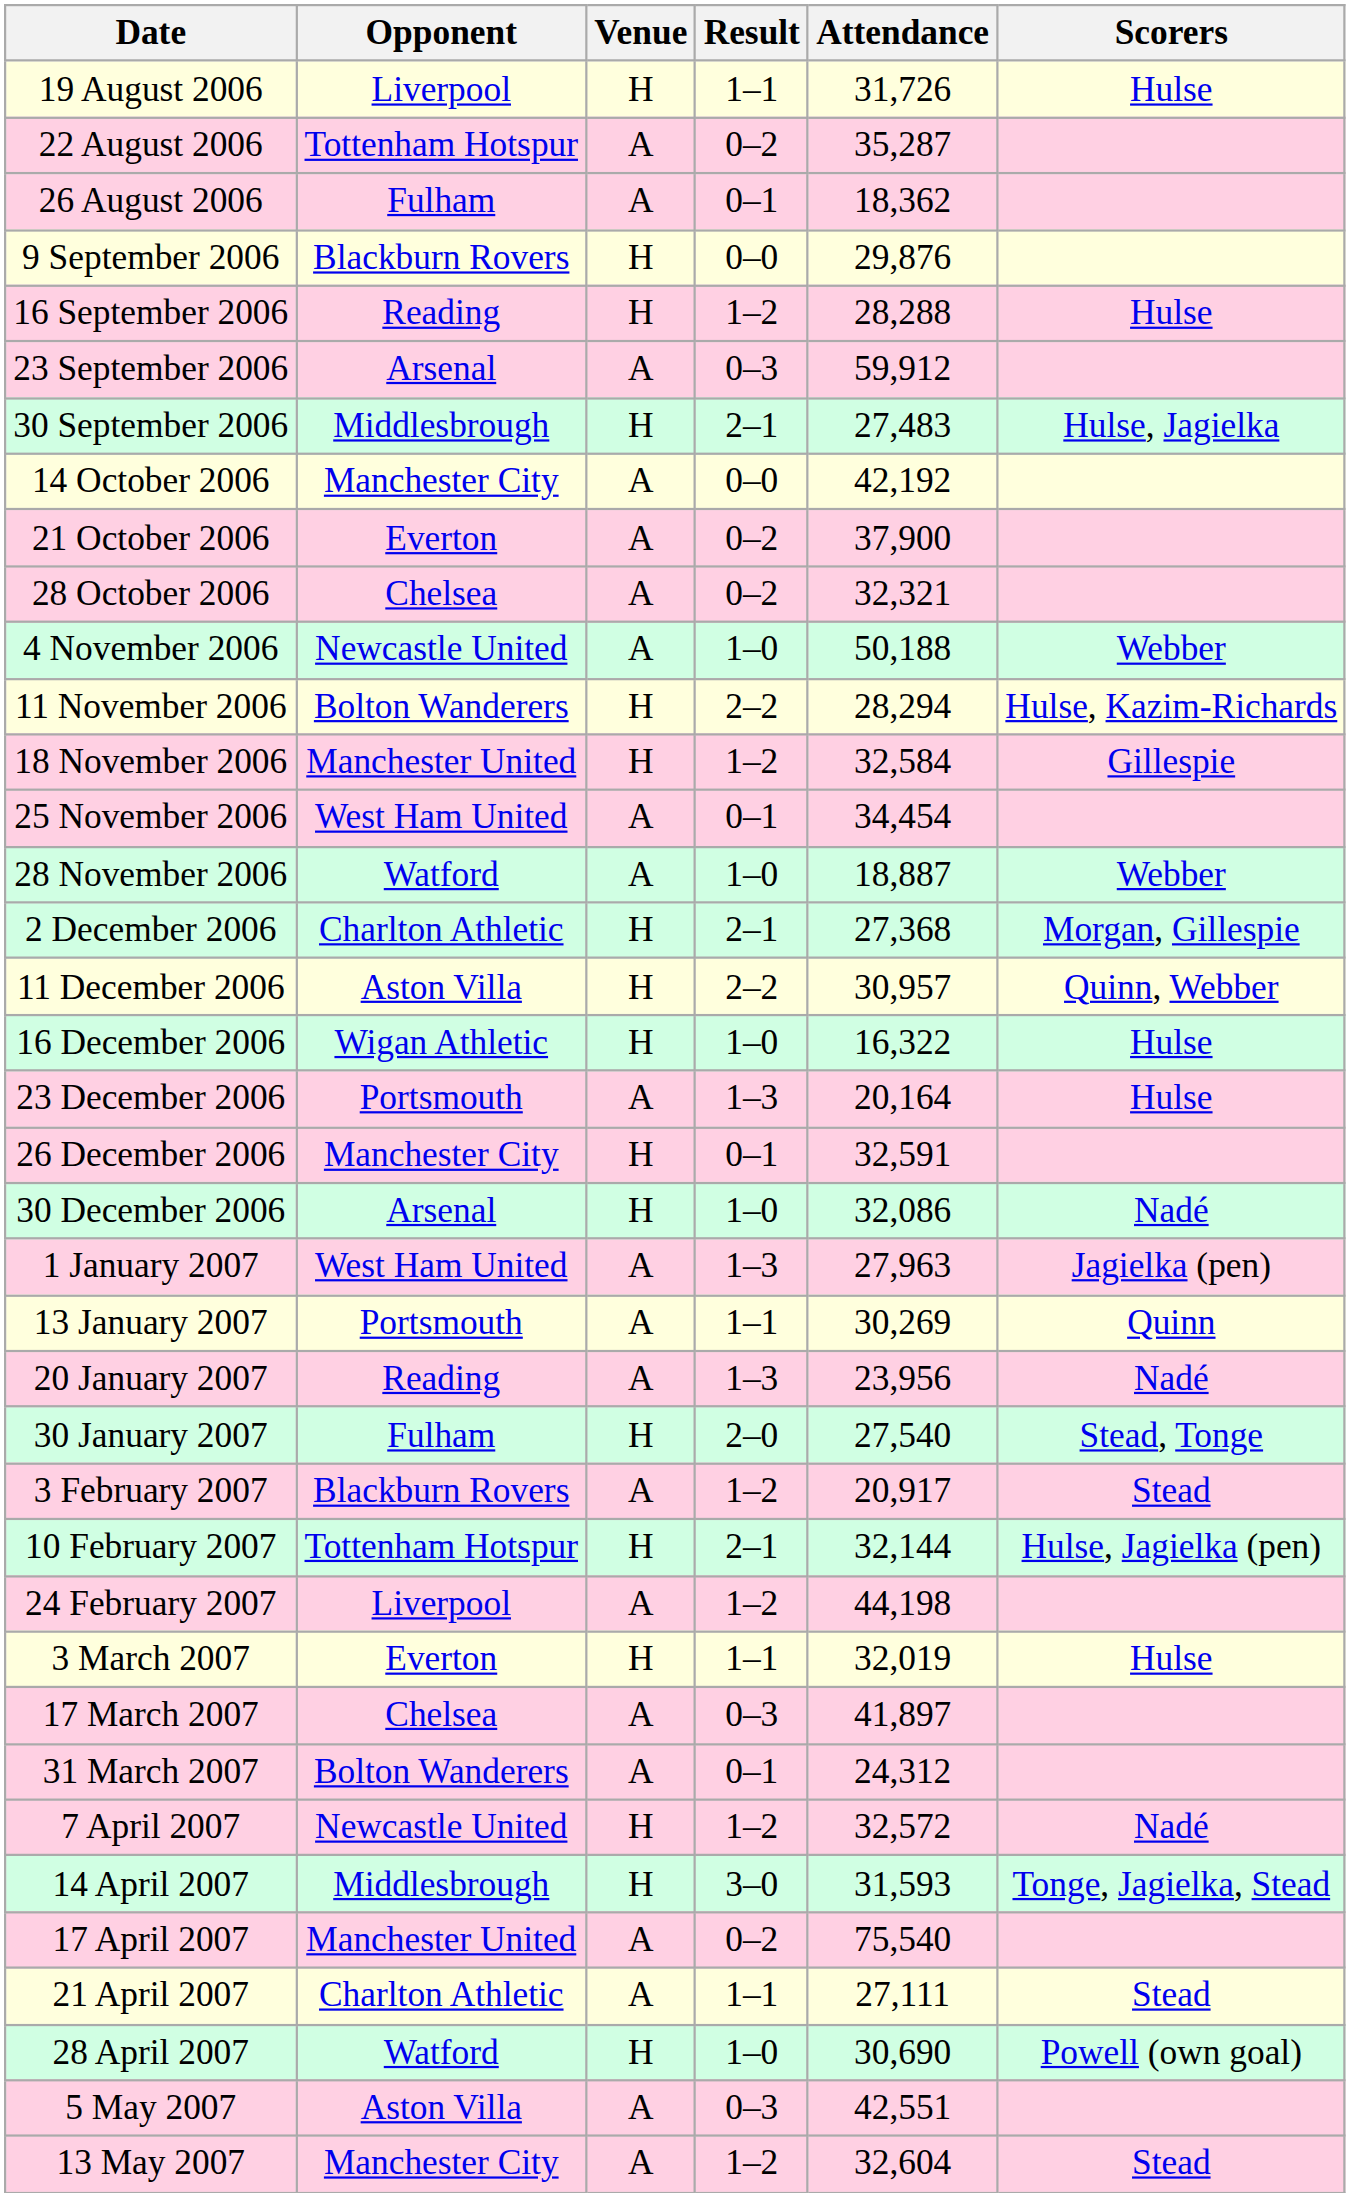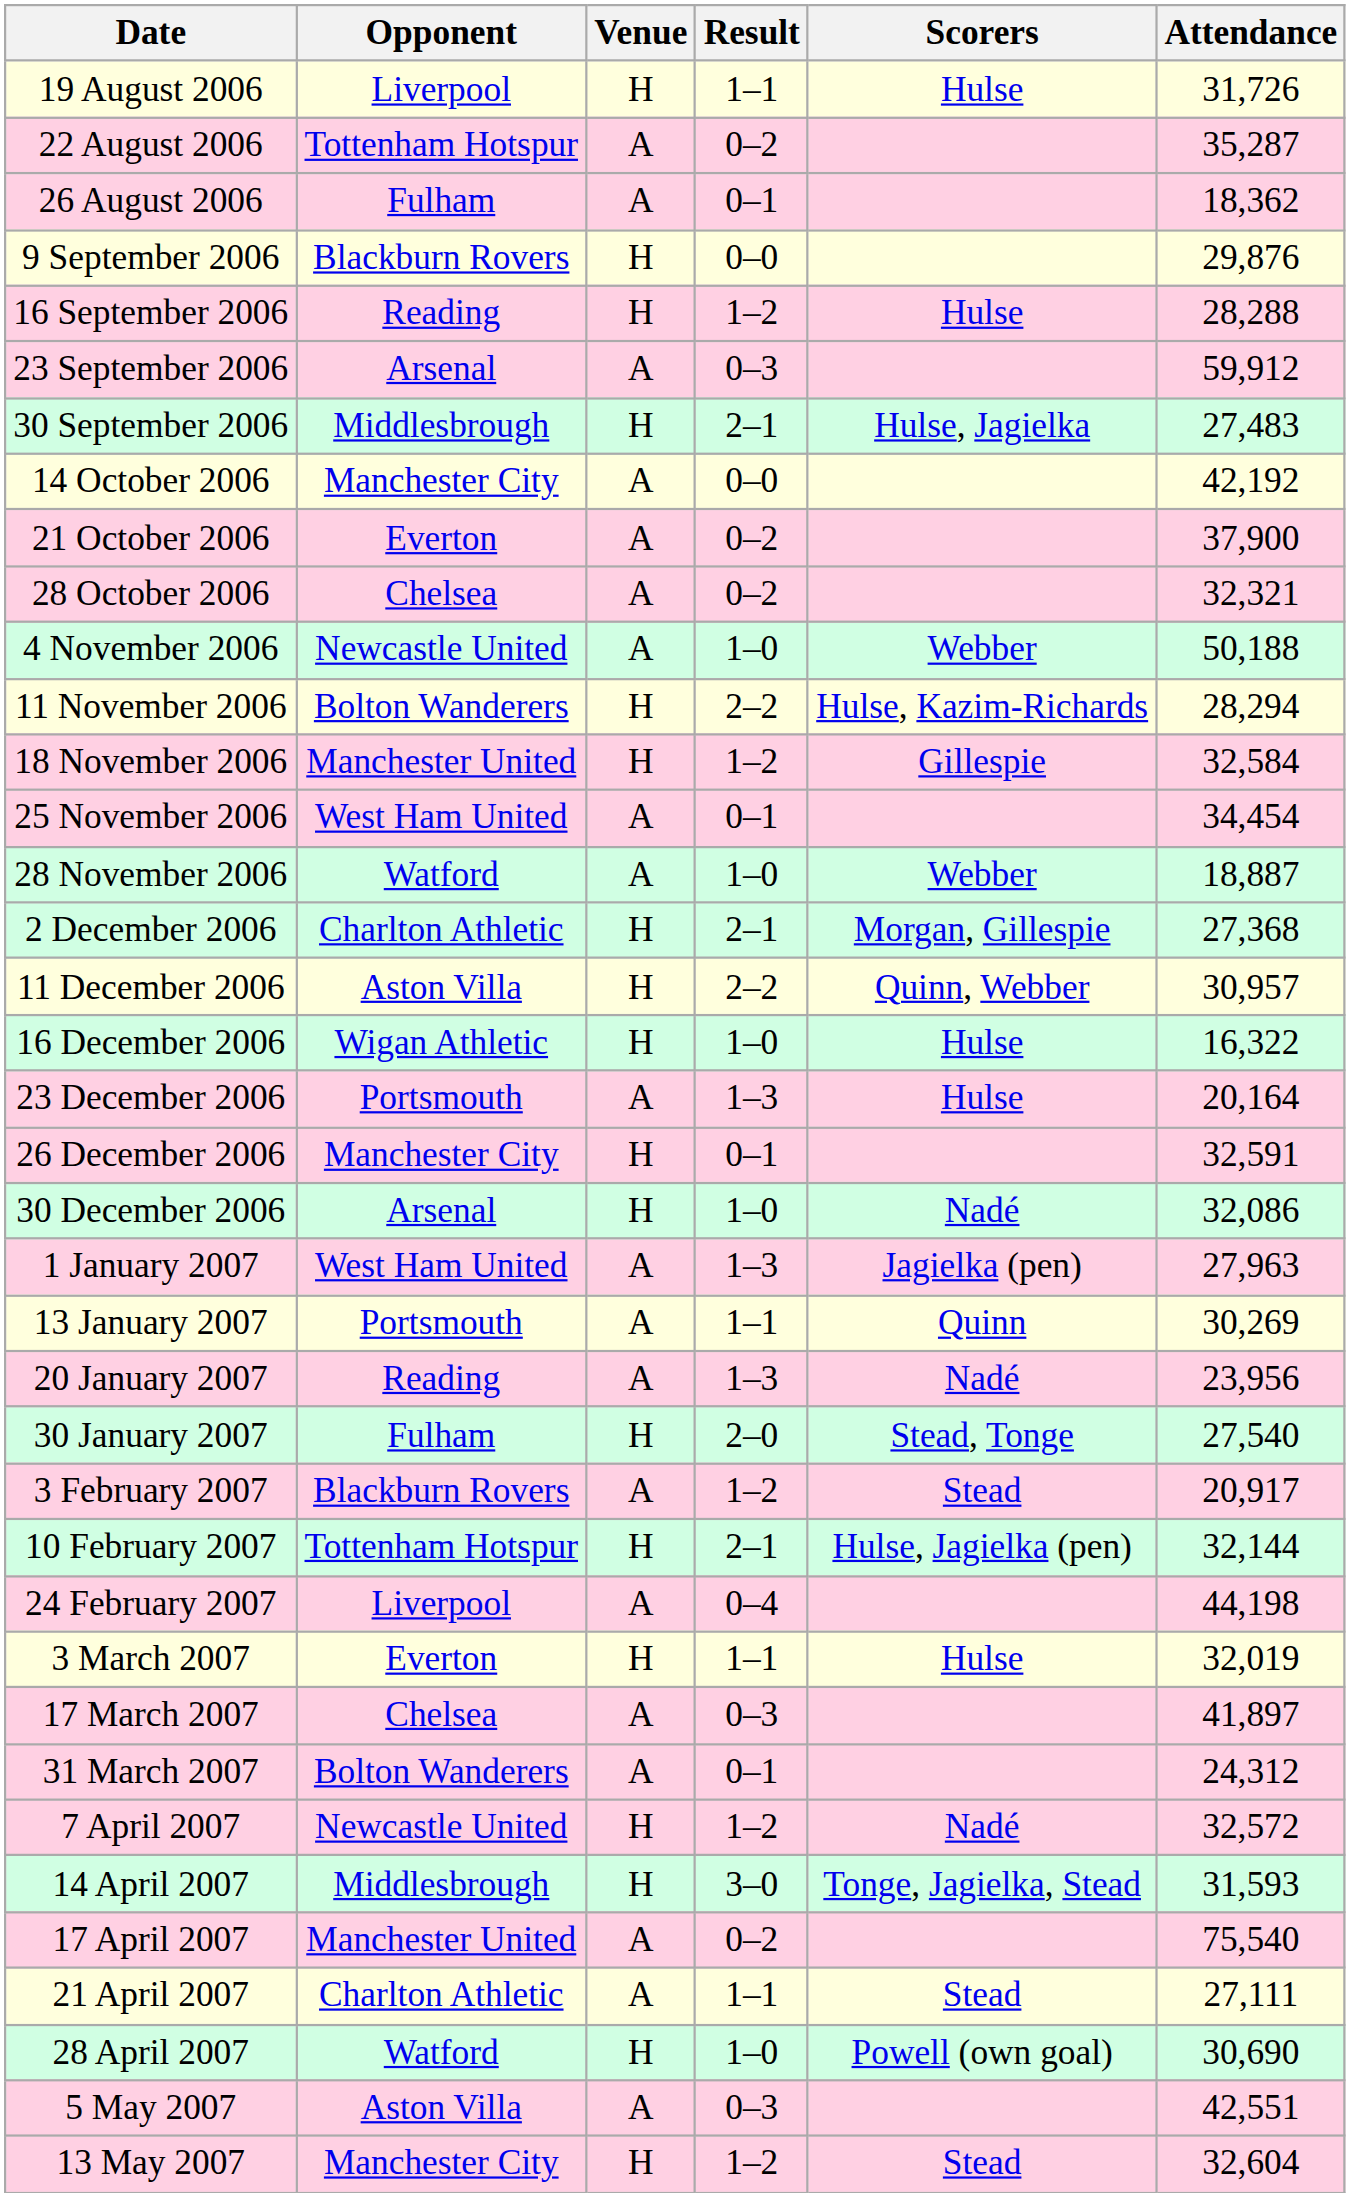columns swapped: (903, 32) <-> (1171, 32)
(752, 1602) 1–2 -> (752, 1602) 0–4
(641, 2163) A -> (641, 2163) H
